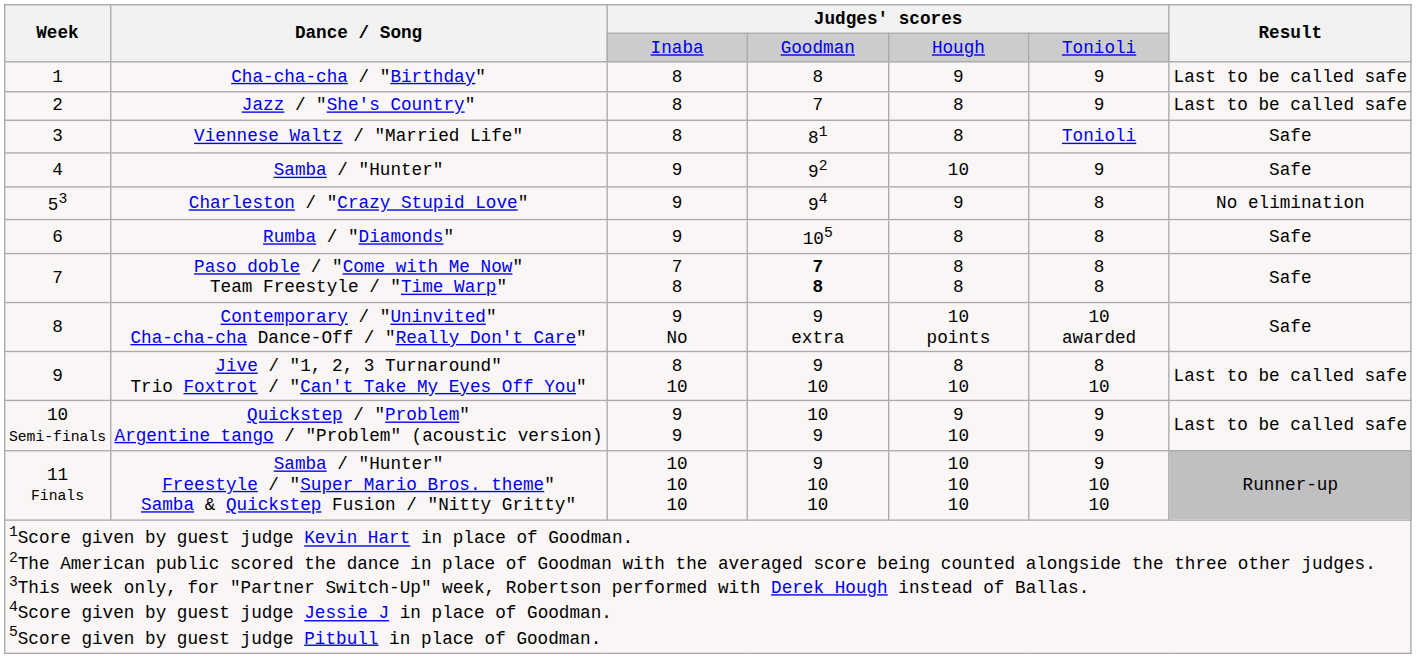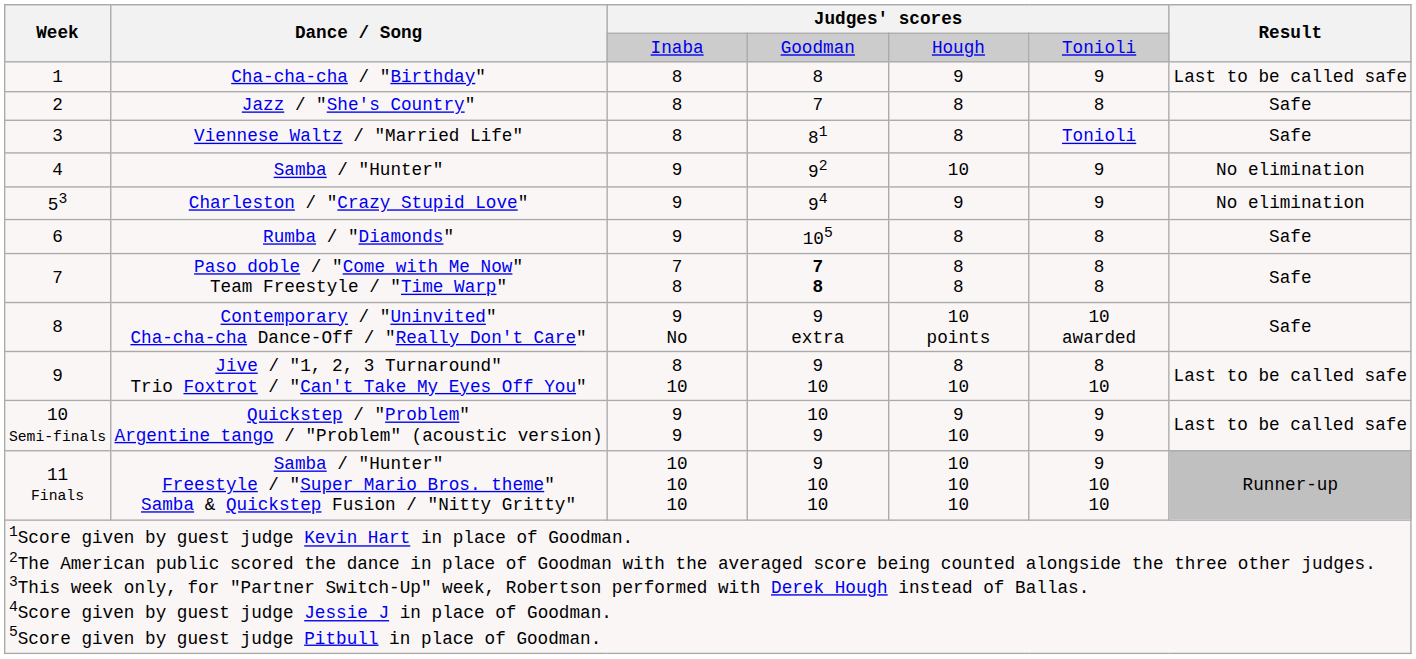(1099, 106) 9 -> (1099, 106) 8
(1290, 106) Last to be called safe -> (1290, 106) Safe
(1290, 170) Safe -> (1290, 170) No elimination
(1099, 203) 8 -> (1099, 203) 9
